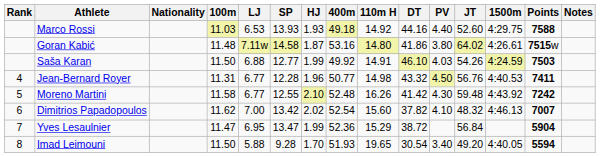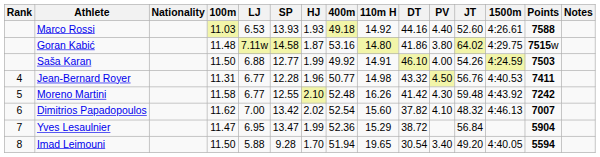(505, 29) 4:29.75 -> (505, 29) 4:26.61
(505, 45) 4:26.61 -> (505, 45) 4:29.75
(442, 62) 4.03 -> (442, 62) 4.00
(342, 144) 51.93 -> (342, 144) 51.94
